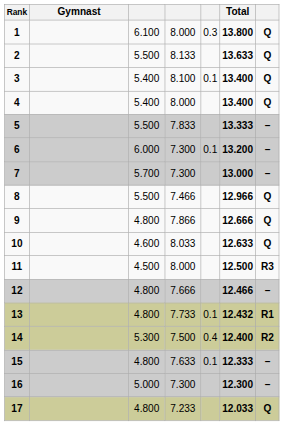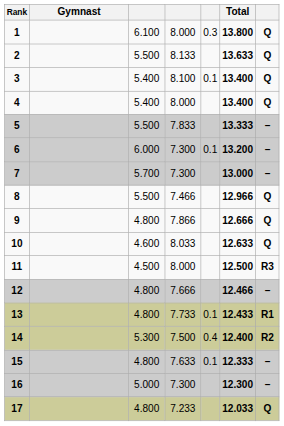(238, 314) 12.432 -> (238, 314) 12.433
